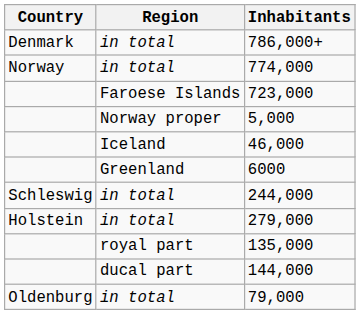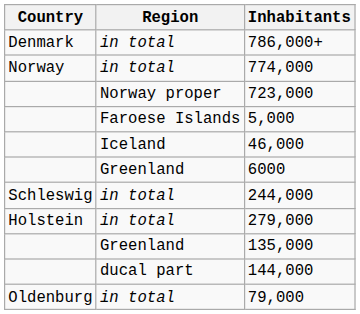(170, 94) Faroese Islands -> (161, 94) Norway proper
(161, 119) Norway proper -> (170, 119) Faroese Islands
(147, 246) royal part -> (142, 246) Greenland
